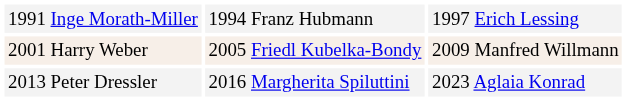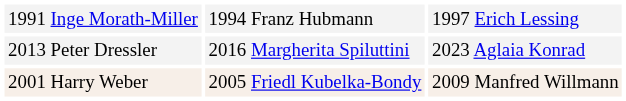rows swapped: (78, 50) <-> (83, 82)
